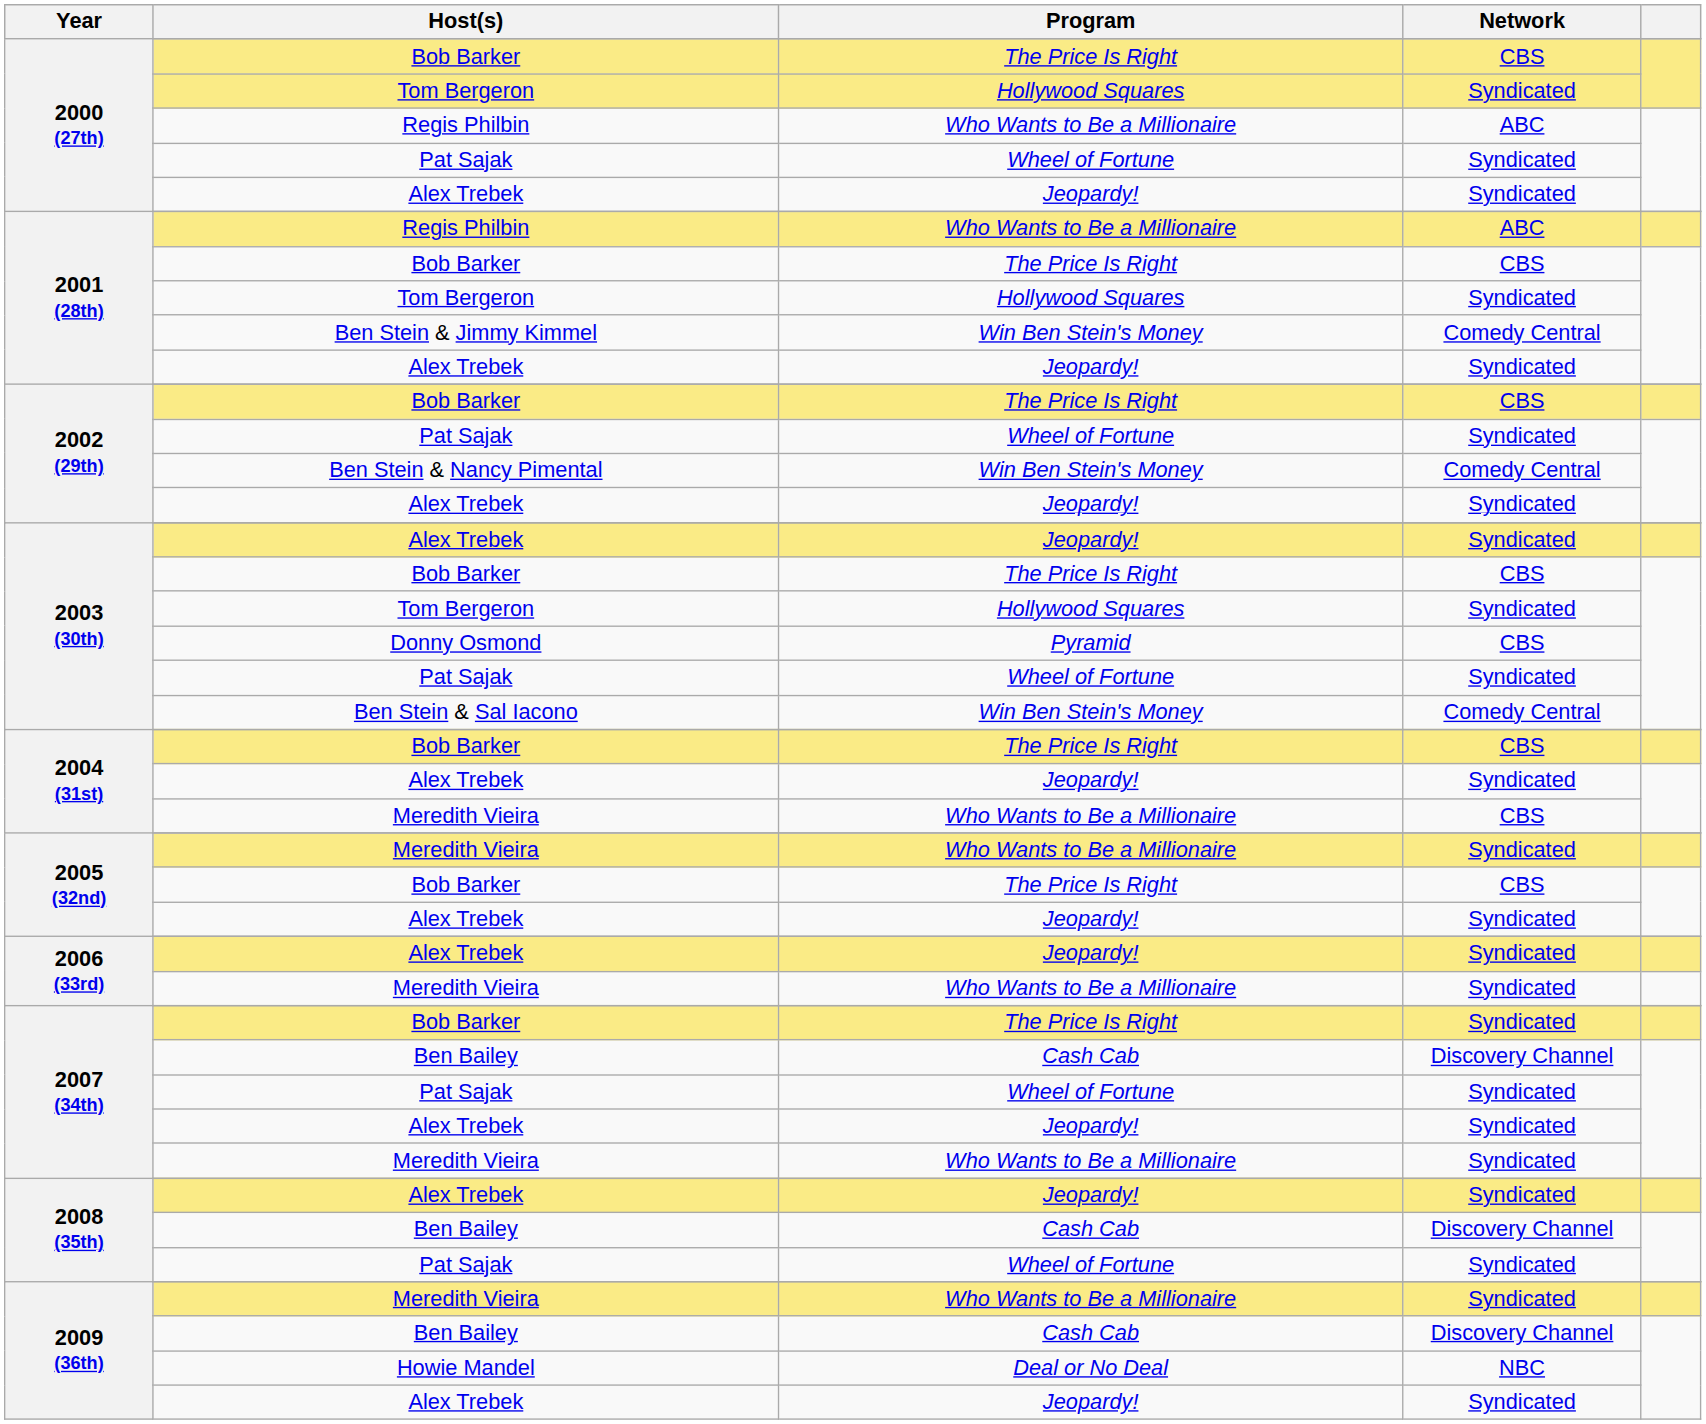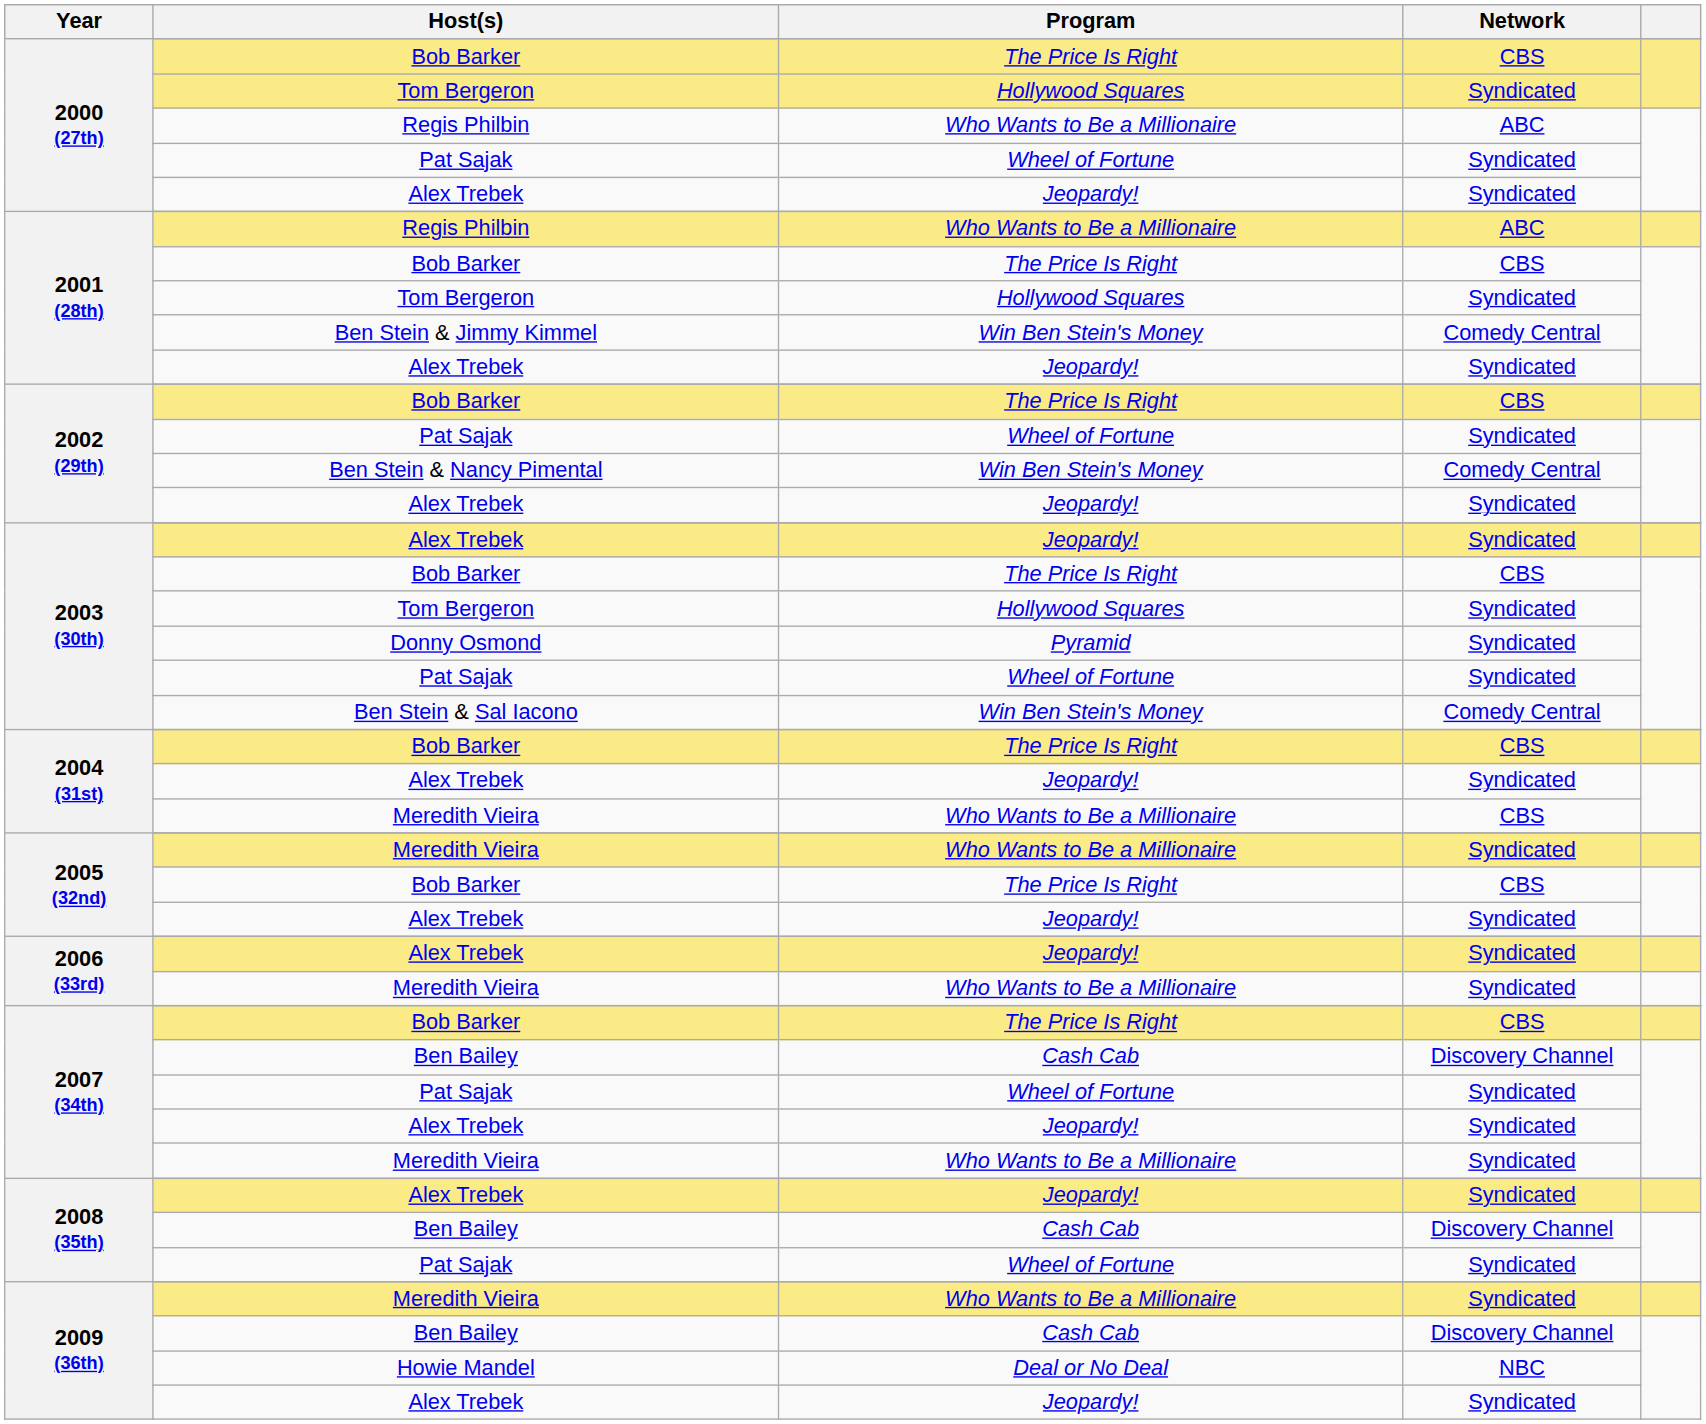(1522, 642) CBS -> (1522, 642) Syndicated
(1522, 1022) Syndicated -> (1522, 1022) CBS
